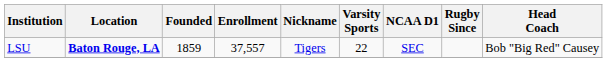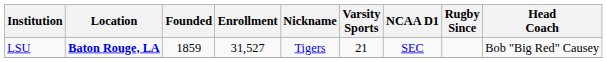(248, 47) 37,557 -> (248, 47) 31,527
(361, 47) 22 -> (361, 47) 21
